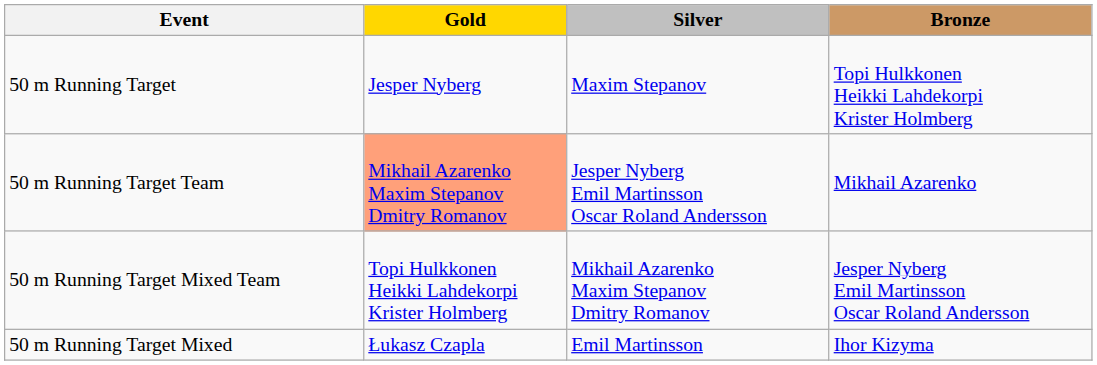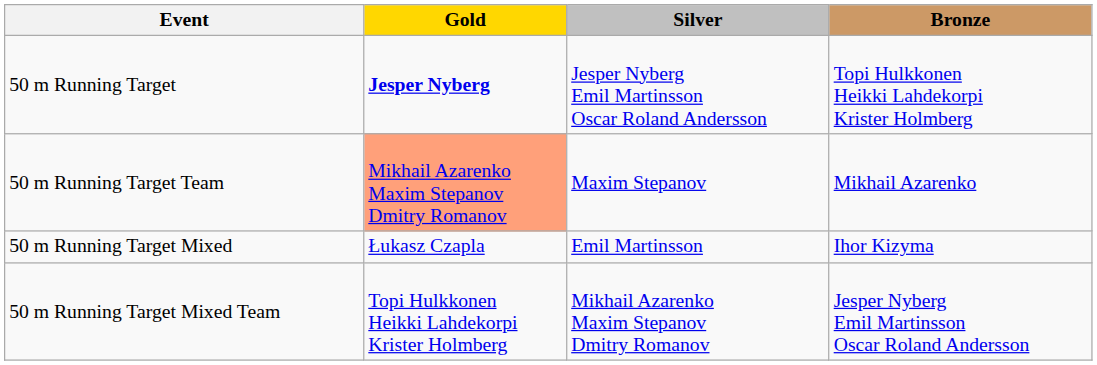(425, 84) normal -> (429, 84) bold
(639, 84) Maxim Stepanov -> (669, 95) Jesper Nyberg Emil Martinsson Oscar Roland Andersson
(669, 193) Jesper Nyberg Emil Martinsson Oscar Roland Andersson -> (639, 182) Maxim Stepanov
rows swapped: (121, 344) <-> (145, 279)
